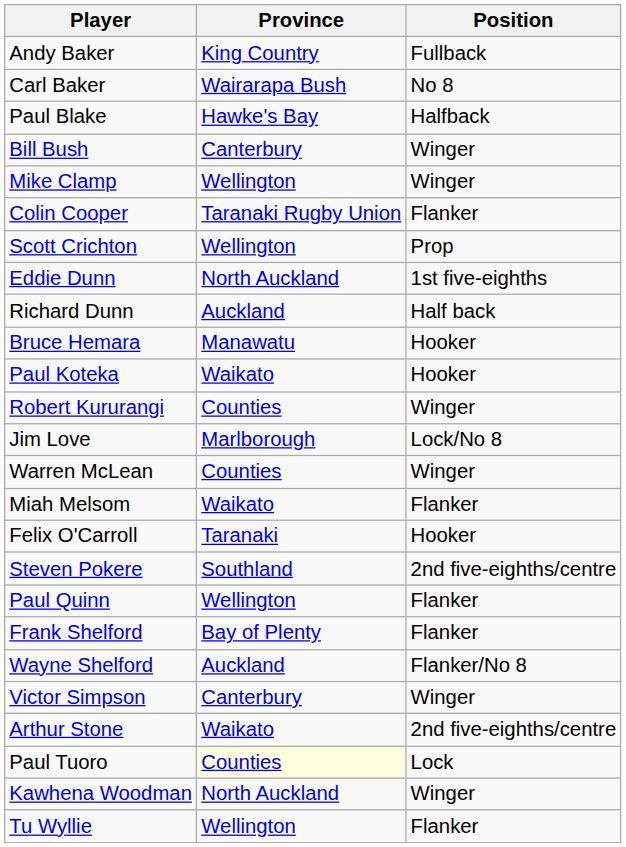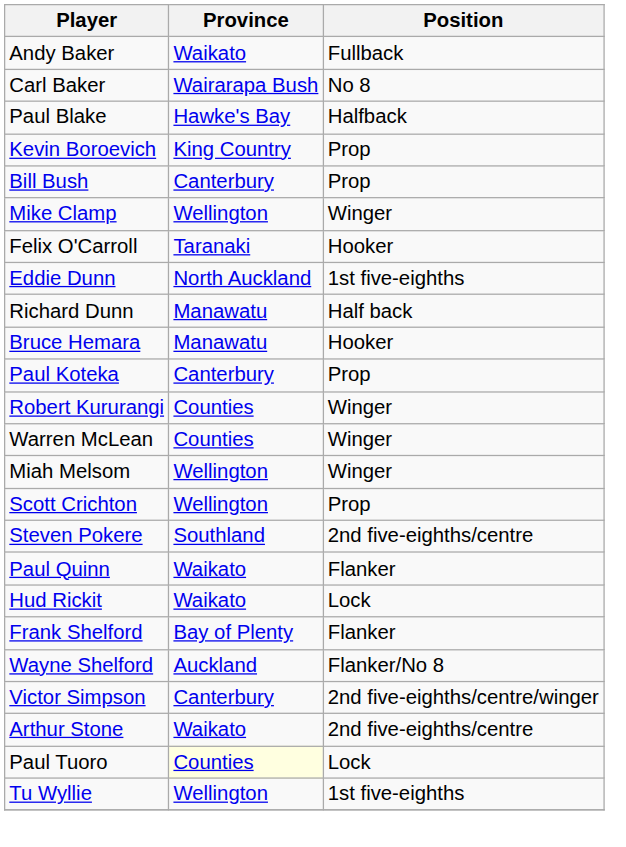(260, 52) King Country -> (210, 52) Waikato
+ row: (83, 149)
(443, 149) Winger -> (349, 181) Prop
- row: (69, 213)
rows swapped: (73, 246) <-> (73, 536)
(243, 310) Auckland -> (220, 310) Manawatu
(238, 375) Waikato -> (224, 375) Canterbury
(443, 375) Hooker -> (349, 375) Prop
- row: (50, 439)
(238, 504) Waikato -> (221, 471) Wellington
(444, 504) Flanker -> (360, 471) Winger
(249, 600) Wellington -> (210, 568) Waikato
+ row: (56, 600)
(443, 697) Winger -> (463, 697) 2nd five-eighths/centre/winger
- row: (101, 794)
(444, 826) Flanker -> (396, 794) 1st five-eighths
